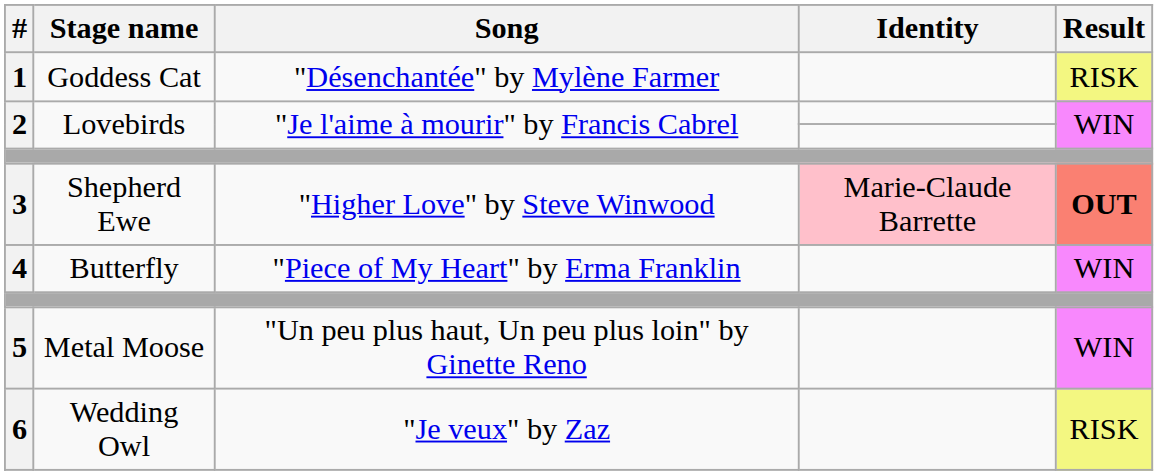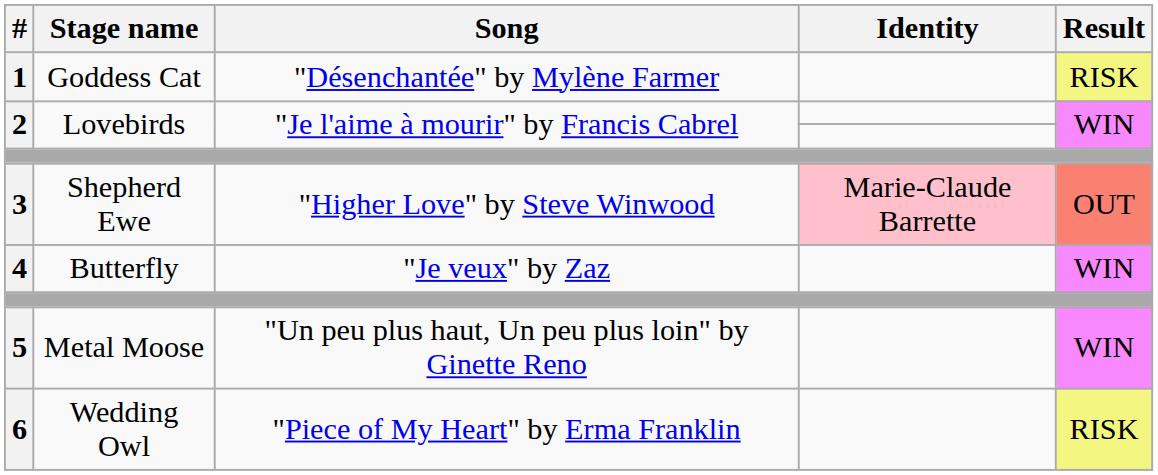(1104, 203) bold -> (1104, 203) normal
(507, 268) "Piece of My Heart" by Erma Franklin -> (507, 268) "Je veux" by Zaz
(507, 429) "Je veux" by Zaz -> (507, 429) "Piece of My Heart" by Erma Franklin
